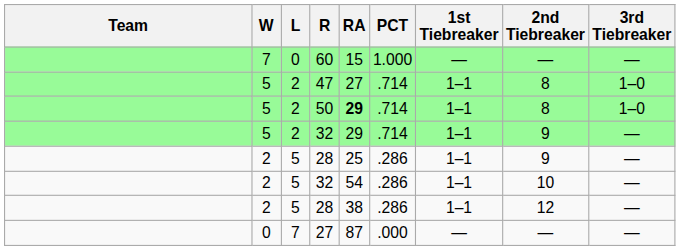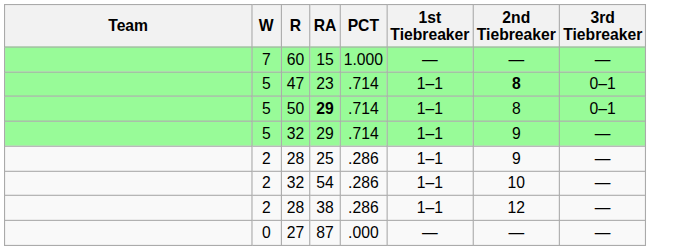- column: (295, 26)
(354, 84) 27 -> (325, 84) 23
(545, 84) normal -> (516, 84) bold
(632, 84) 1–0 -> (603, 84) 0–1
(632, 109) 1–0 -> (603, 109) 0–1
